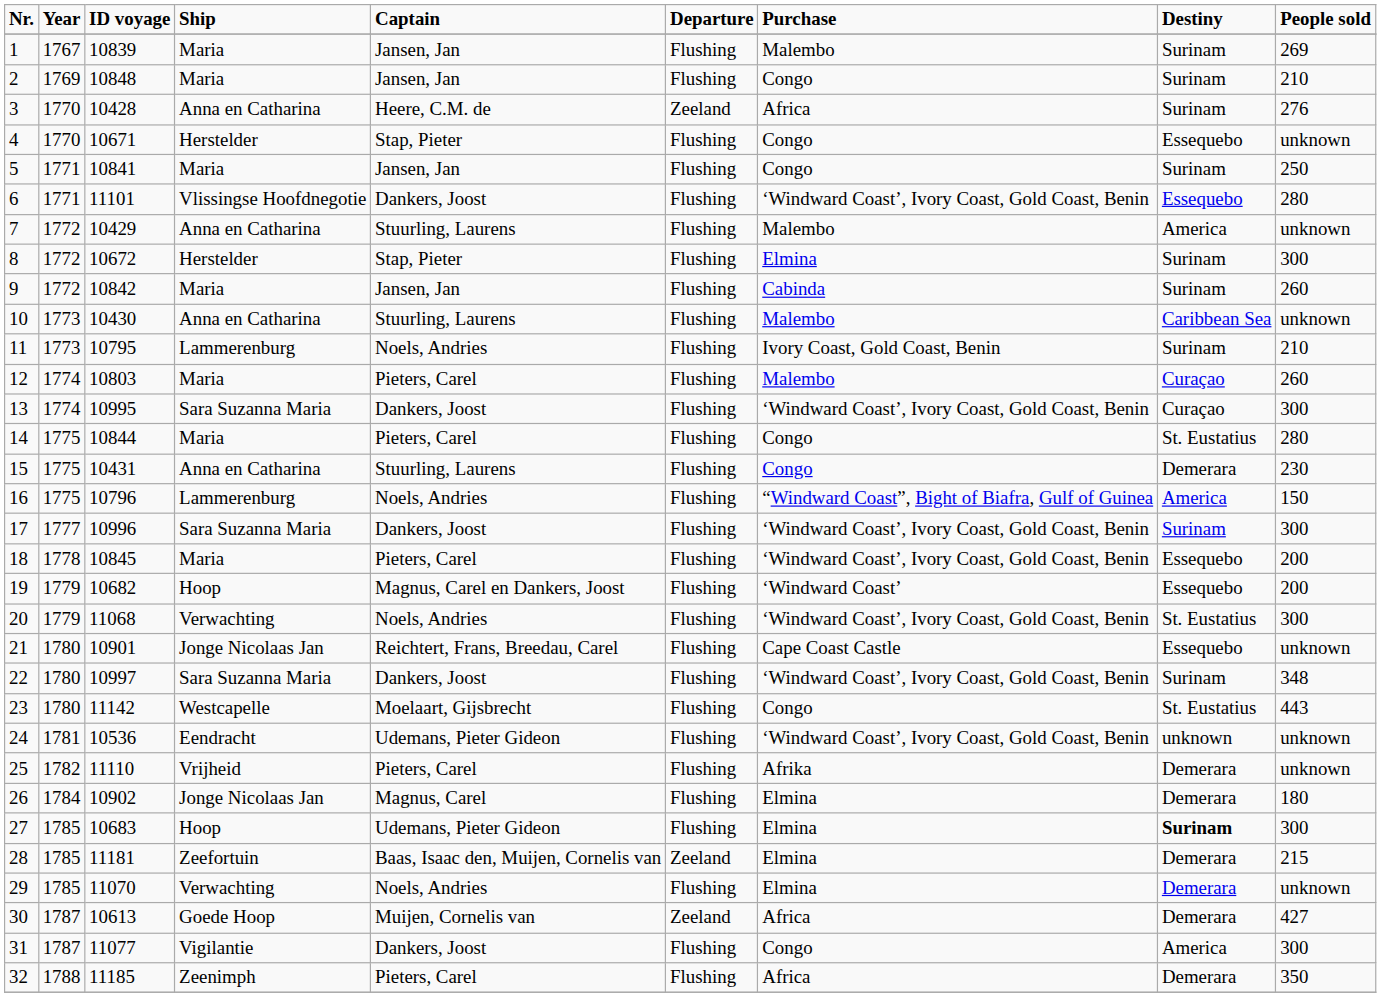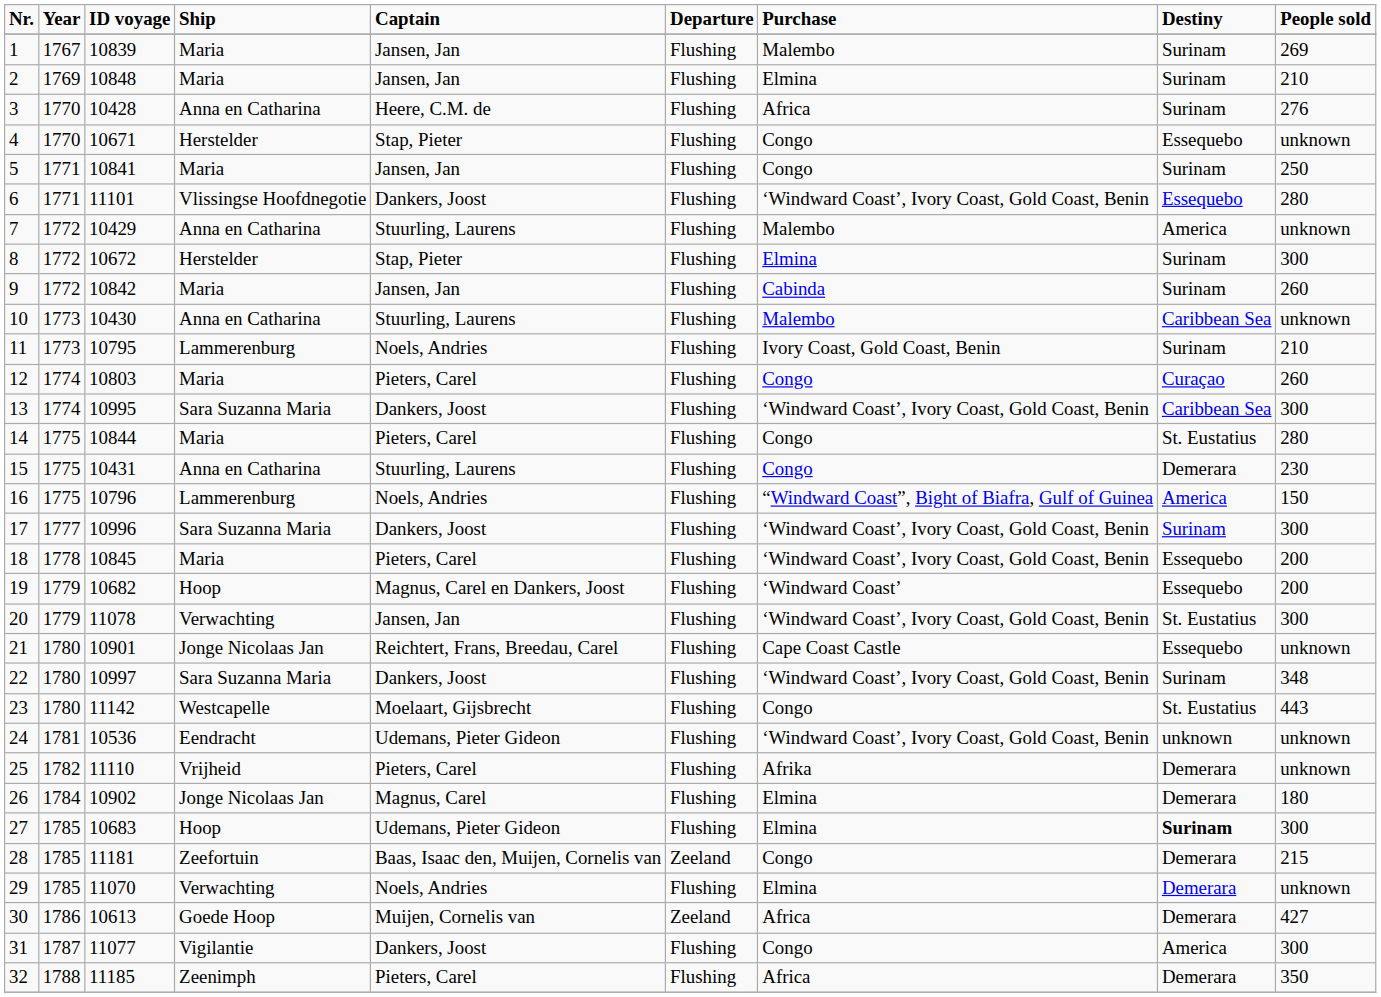(787, 79) Congo -> (790, 79) Elmina
(700, 109) Zeeland -> (703, 109) Flushing
(798, 378) Malembo -> (787, 378) Congo
(1193, 408) Curaçao -> (1217, 408) Caribbean Sea
(112, 618) 11068 -> (112, 618) 11078
(431, 618) Noels, Andries -> (417, 618) Jansen, Jan
(790, 857) Elmina -> (787, 857) Congo
(62, 917) 1787 -> (62, 917) 1786
